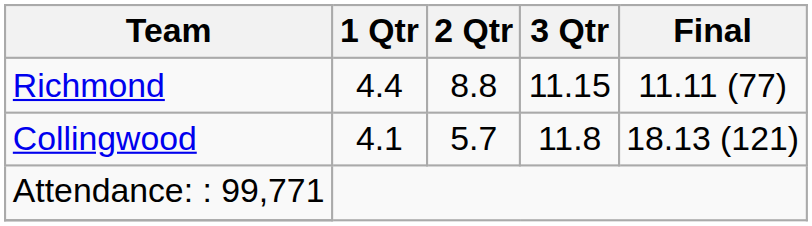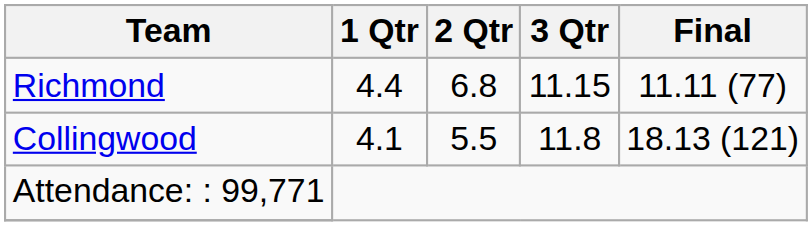(474, 84) 8.8 -> (474, 84) 6.8
(474, 138) 5.7 -> (474, 138) 5.5
